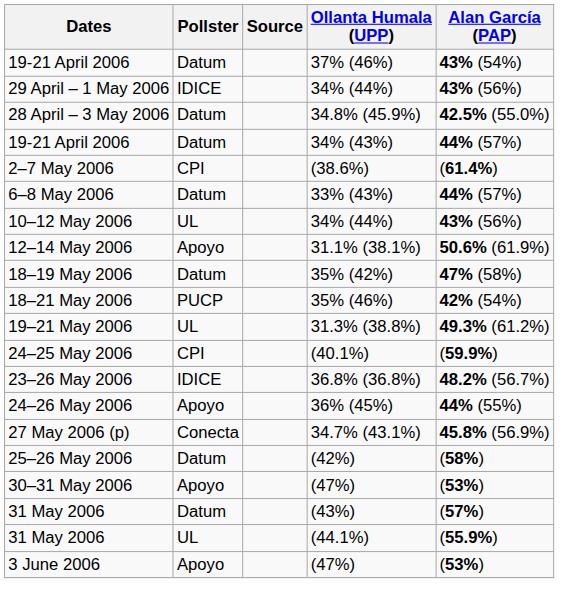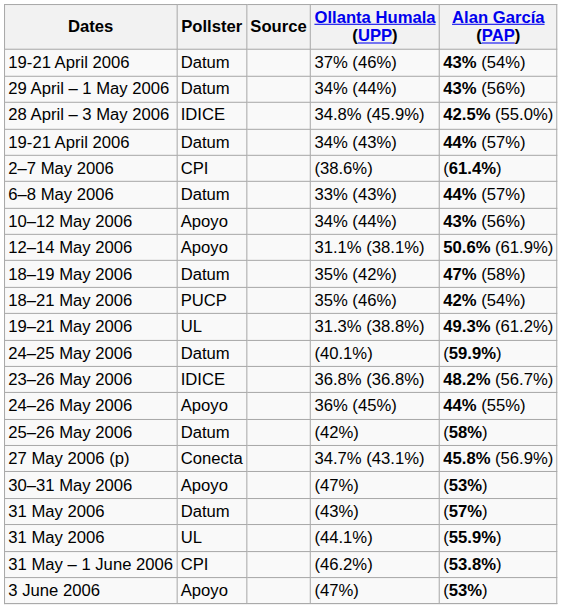(199, 89) IDICE -> (205, 89) Datum
(201, 115) Datum -> (203, 115) IDICE
(188, 221) UL -> (204, 221) Apoyo
(191, 353) CPI -> (205, 353) Datum
rows swapped: (70, 458) <-> (69, 432)
+ row: (91, 564)
